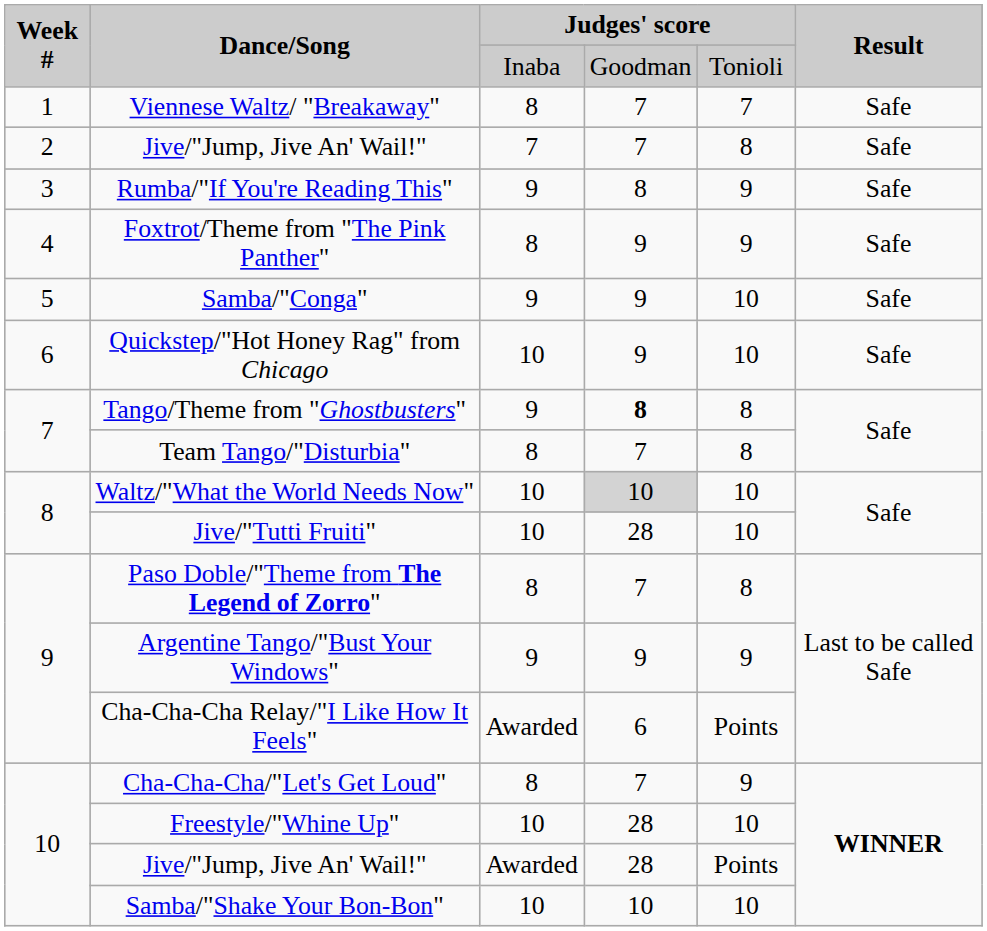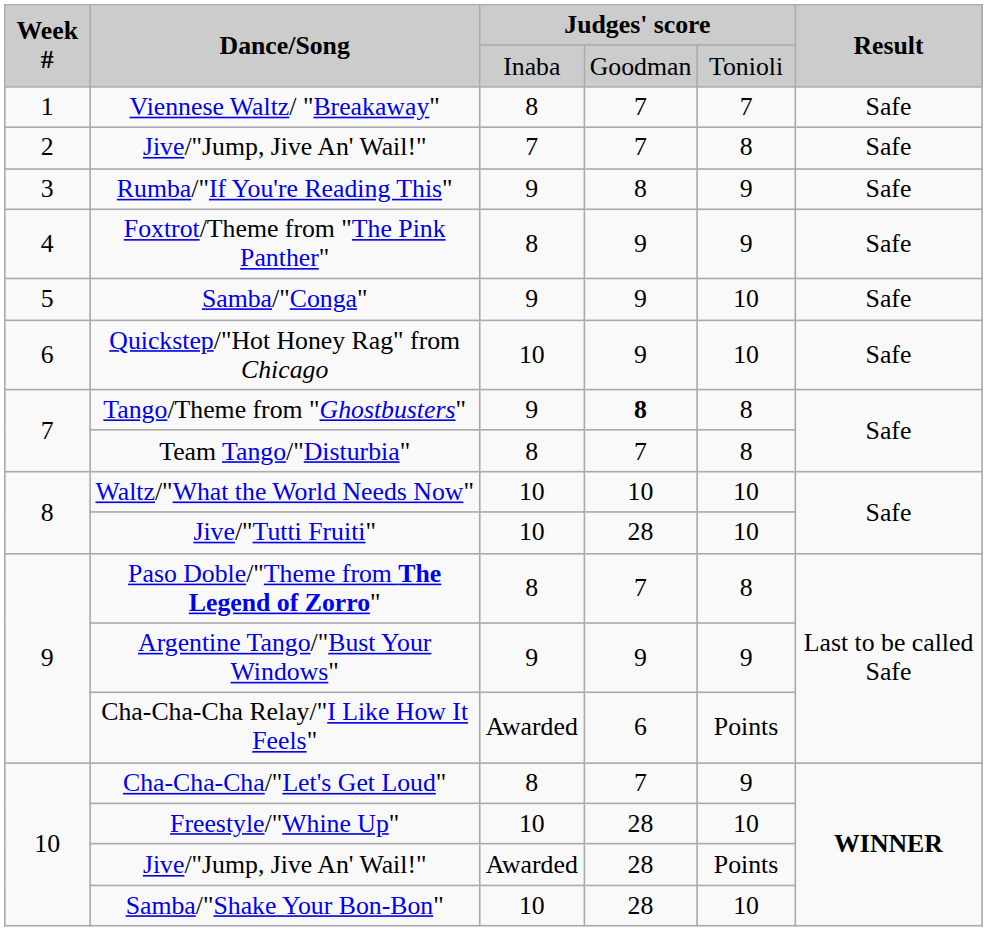(640, 491) lightgrey background -> (640, 491) no background
(640, 905) 10 -> (640, 905) 28
